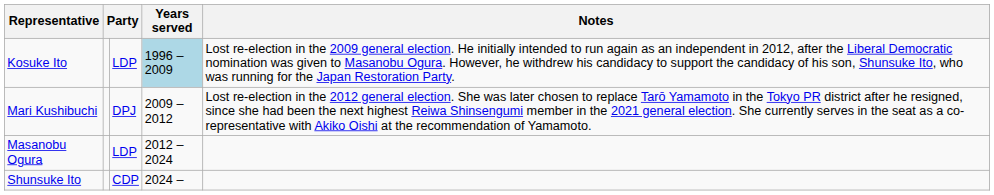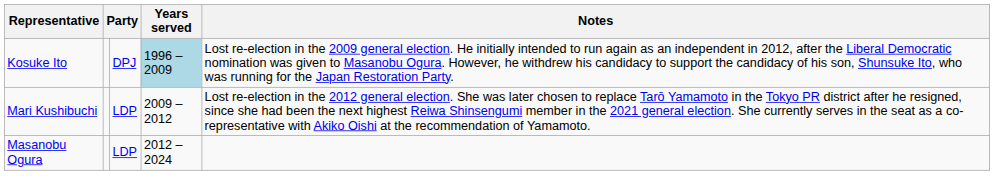(125, 63) LDP -> (124, 63) DPJ
(124, 111) DPJ -> (125, 111) LDP
- row: (44, 180)
